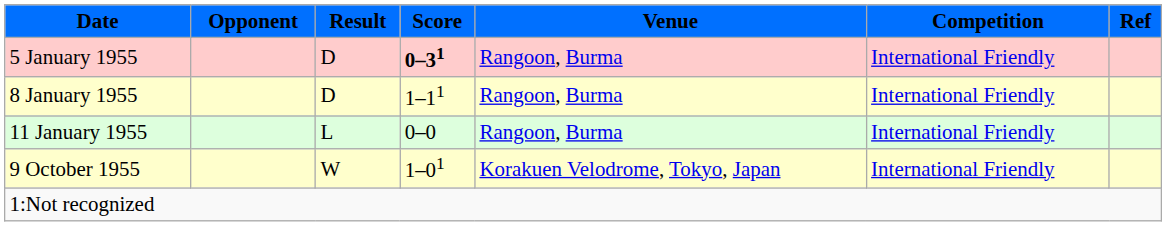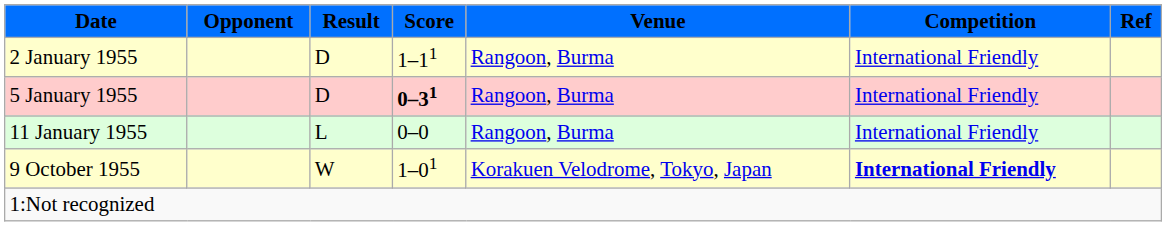+ row: (74, 57)
- row: (74, 96)
(963, 168) normal -> (955, 168) bold
